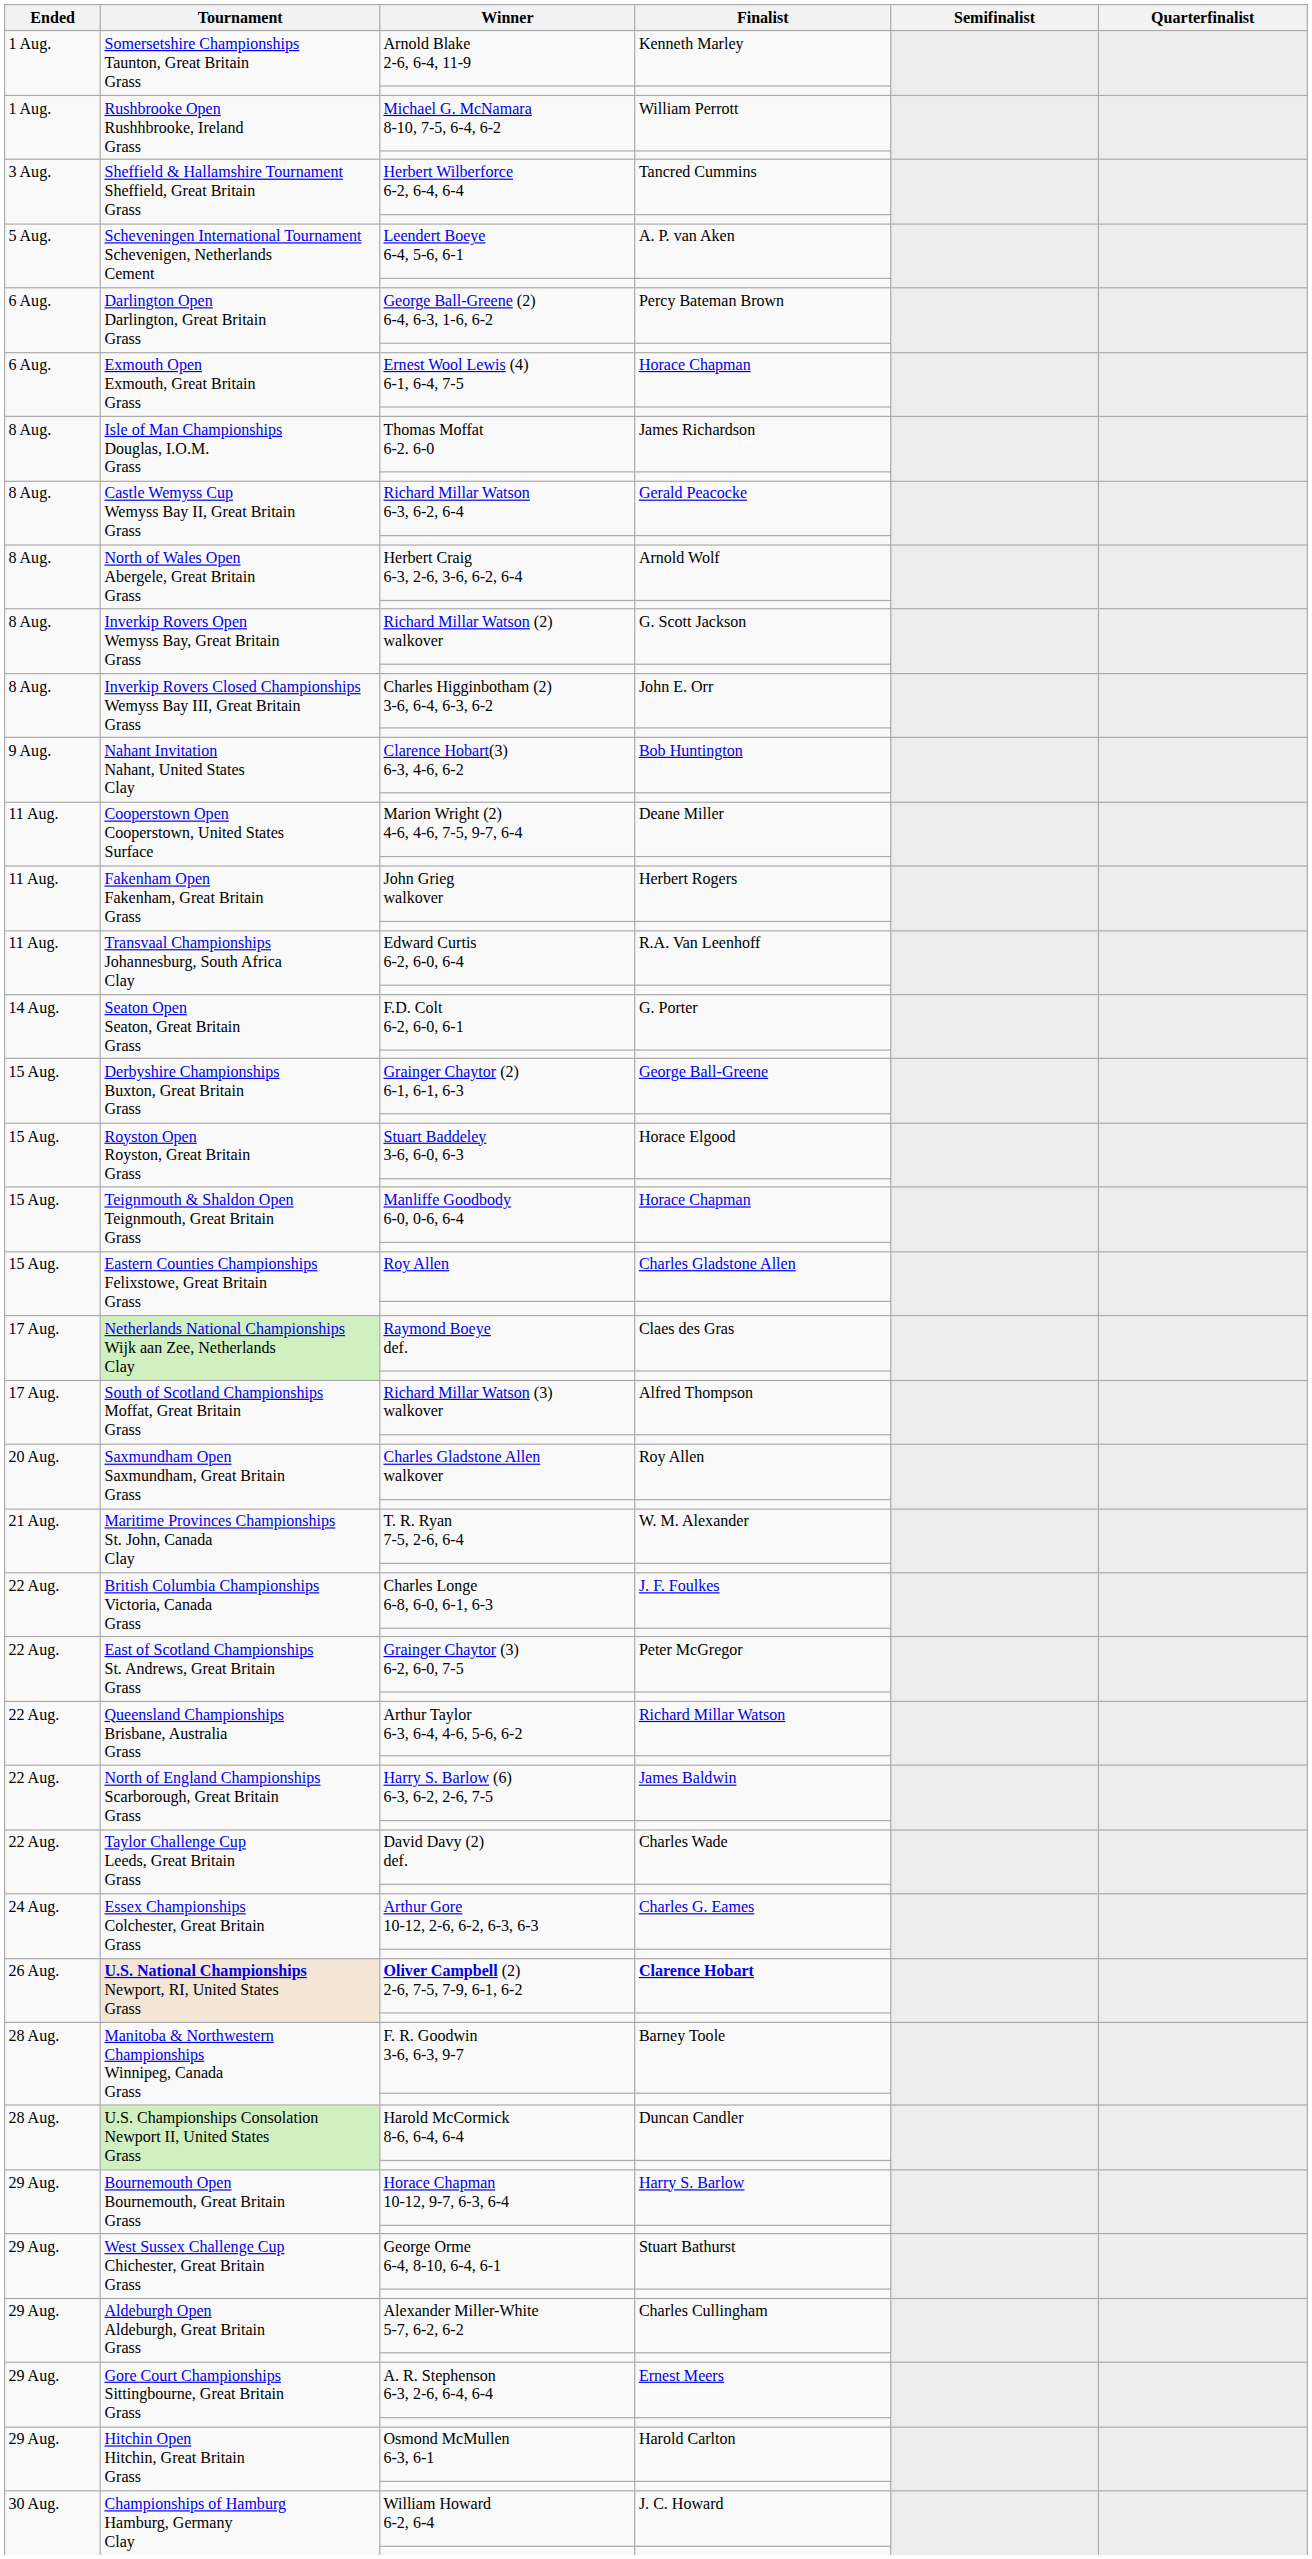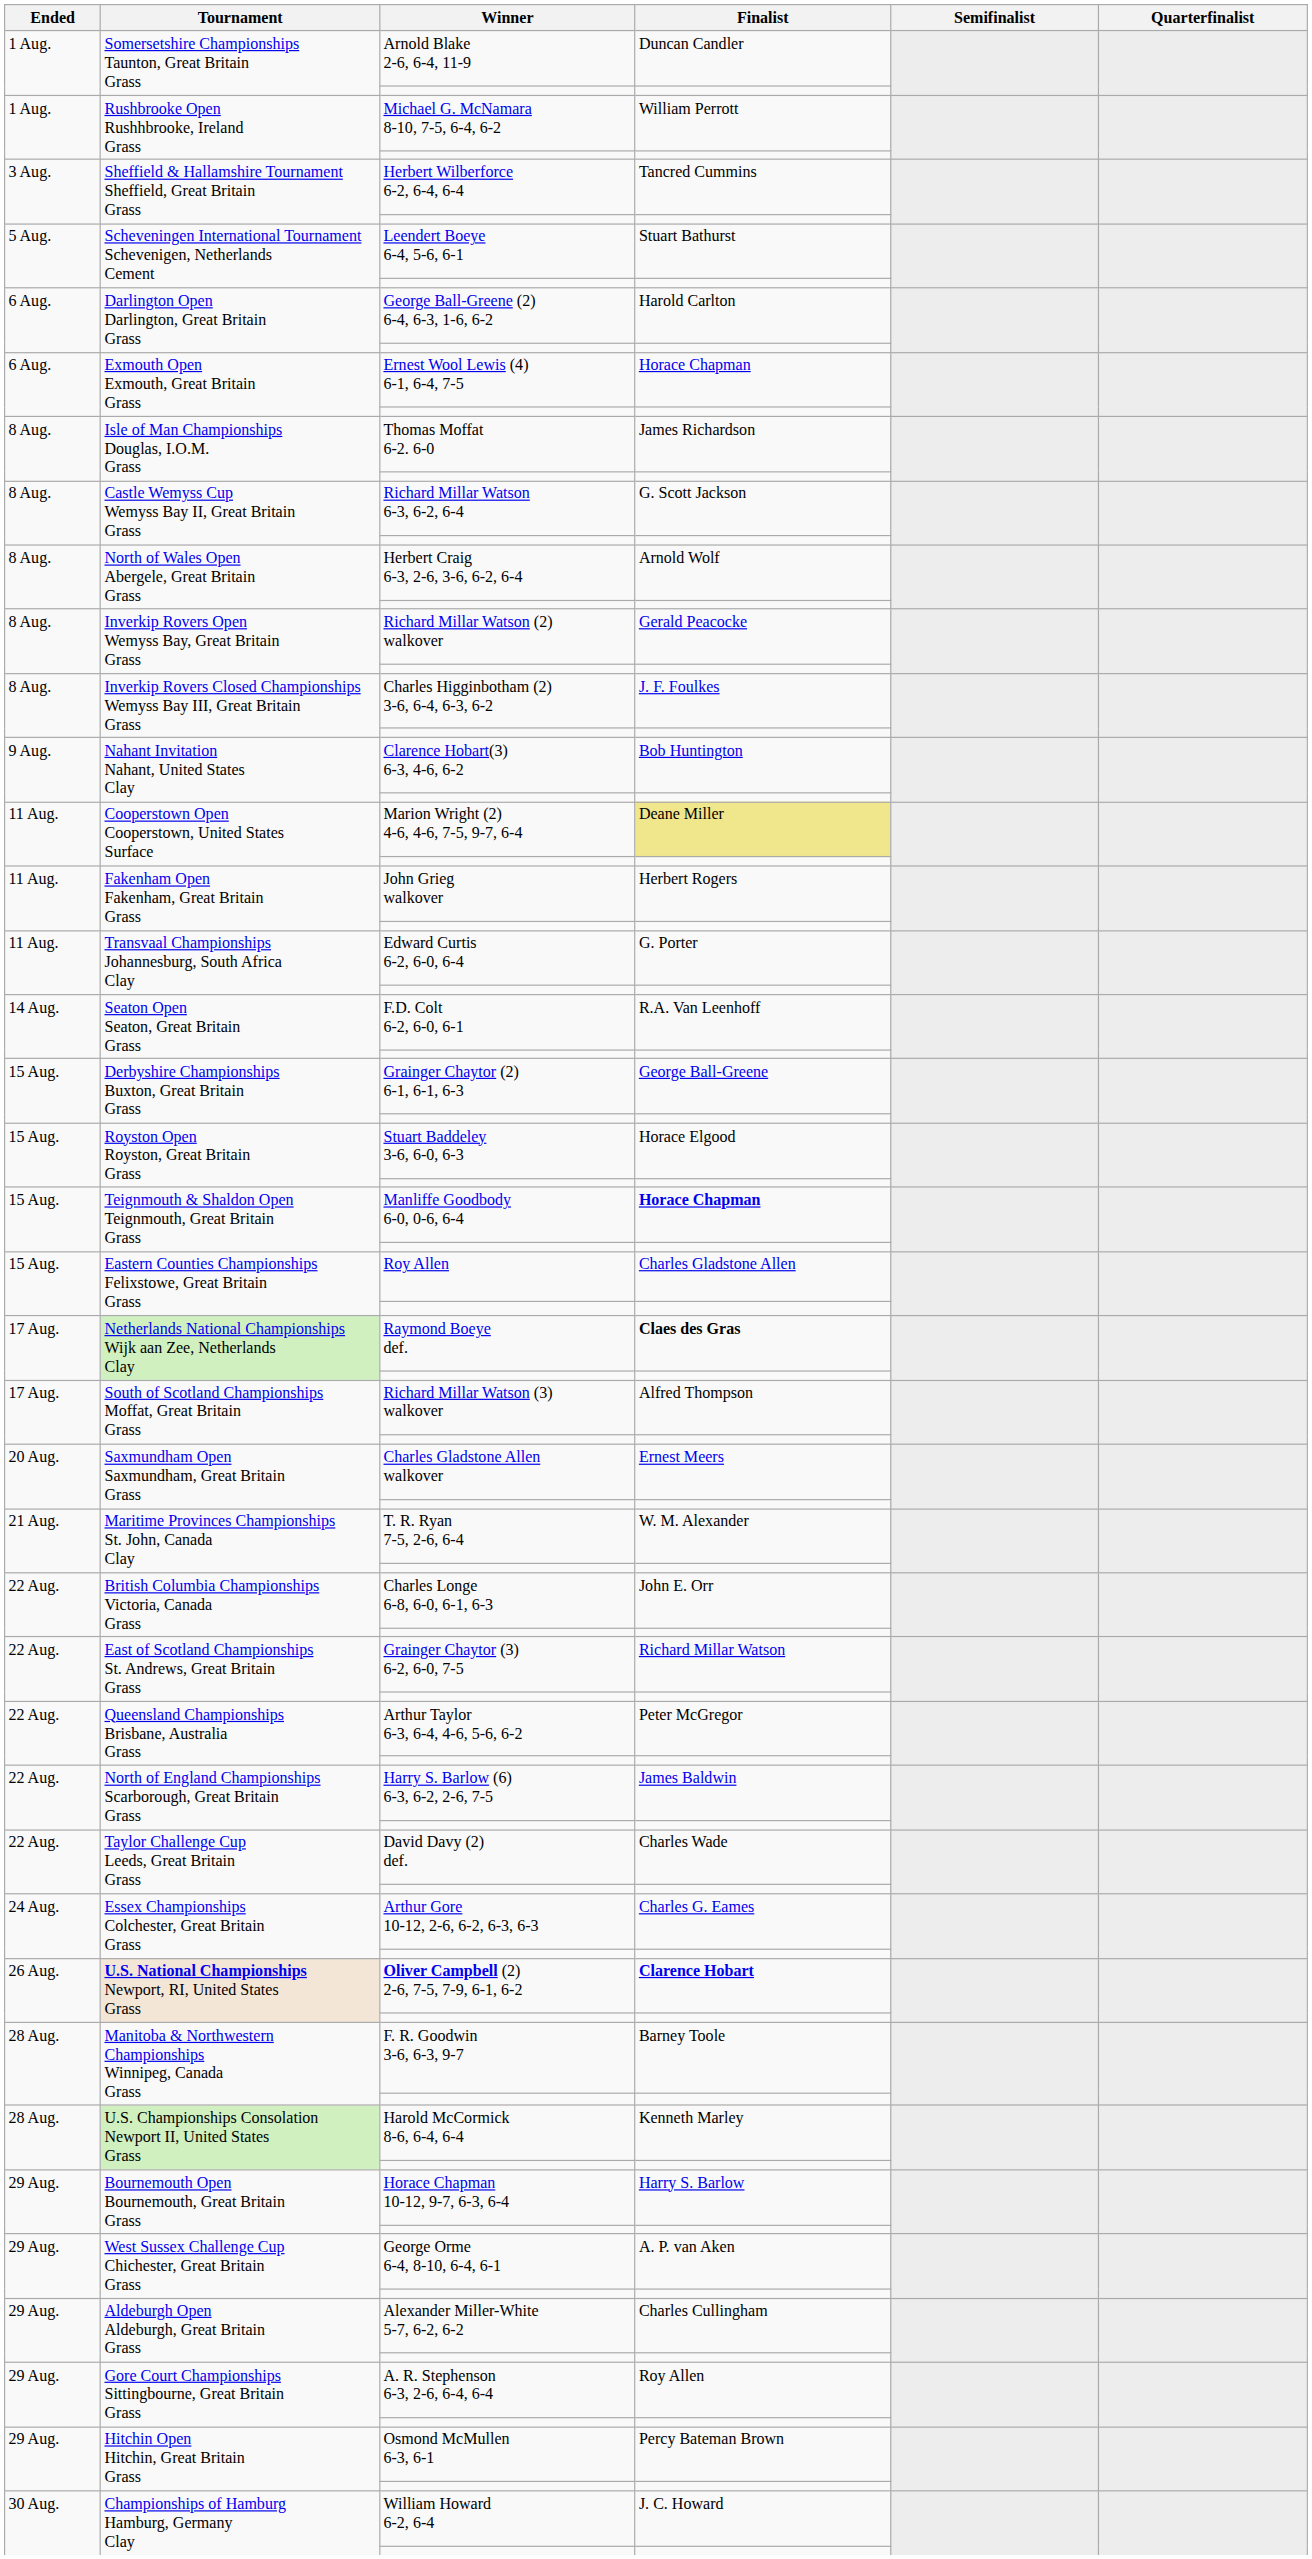(691, 43) Kenneth Marley -> (691, 43) Duncan Candler
(687, 236) A. P. van Aken -> (687, 236) Stuart Bathurst
(711, 300) Percy Bateman Brown -> (687, 300) Harold Carlton
(693, 493) Gerald Peacocke -> (693, 493) G. Scott Jackson
(693, 621) G. Scott Jackson -> (693, 621) Gerald Peacocke
(676, 686) John E. Orr -> (679, 686) J. F. Foulkes
(681, 814) no background -> (681, 814) khaki background
(700, 943) R.A. Van Leenhoff -> (668, 943) G. Porter
(668, 1007) G. Porter -> (700, 1007) R.A. Van Leenhoff
(695, 1200) normal -> (700, 1200) bold
(687, 1328) normal -> (690, 1328) bold
(672, 1457) Roy Allen -> (681, 1457) Ernest Meers
(679, 1585) J. F. Foulkes -> (676, 1585) John E. Orr
(691, 1649) Peter McGregor -> (712, 1649) Richard Millar Watson
(712, 1713) Richard Millar Watson -> (691, 1713) Peter McGregor
(691, 2118) Duncan Candler -> (691, 2118) Kenneth Marley
(687, 2246) Stuart Bathurst -> (687, 2246) A. P. van Aken
(681, 2375) Ernest Meers -> (672, 2375) Roy Allen
(687, 2439) Harold Carlton -> (711, 2439) Percy Bateman Brown
